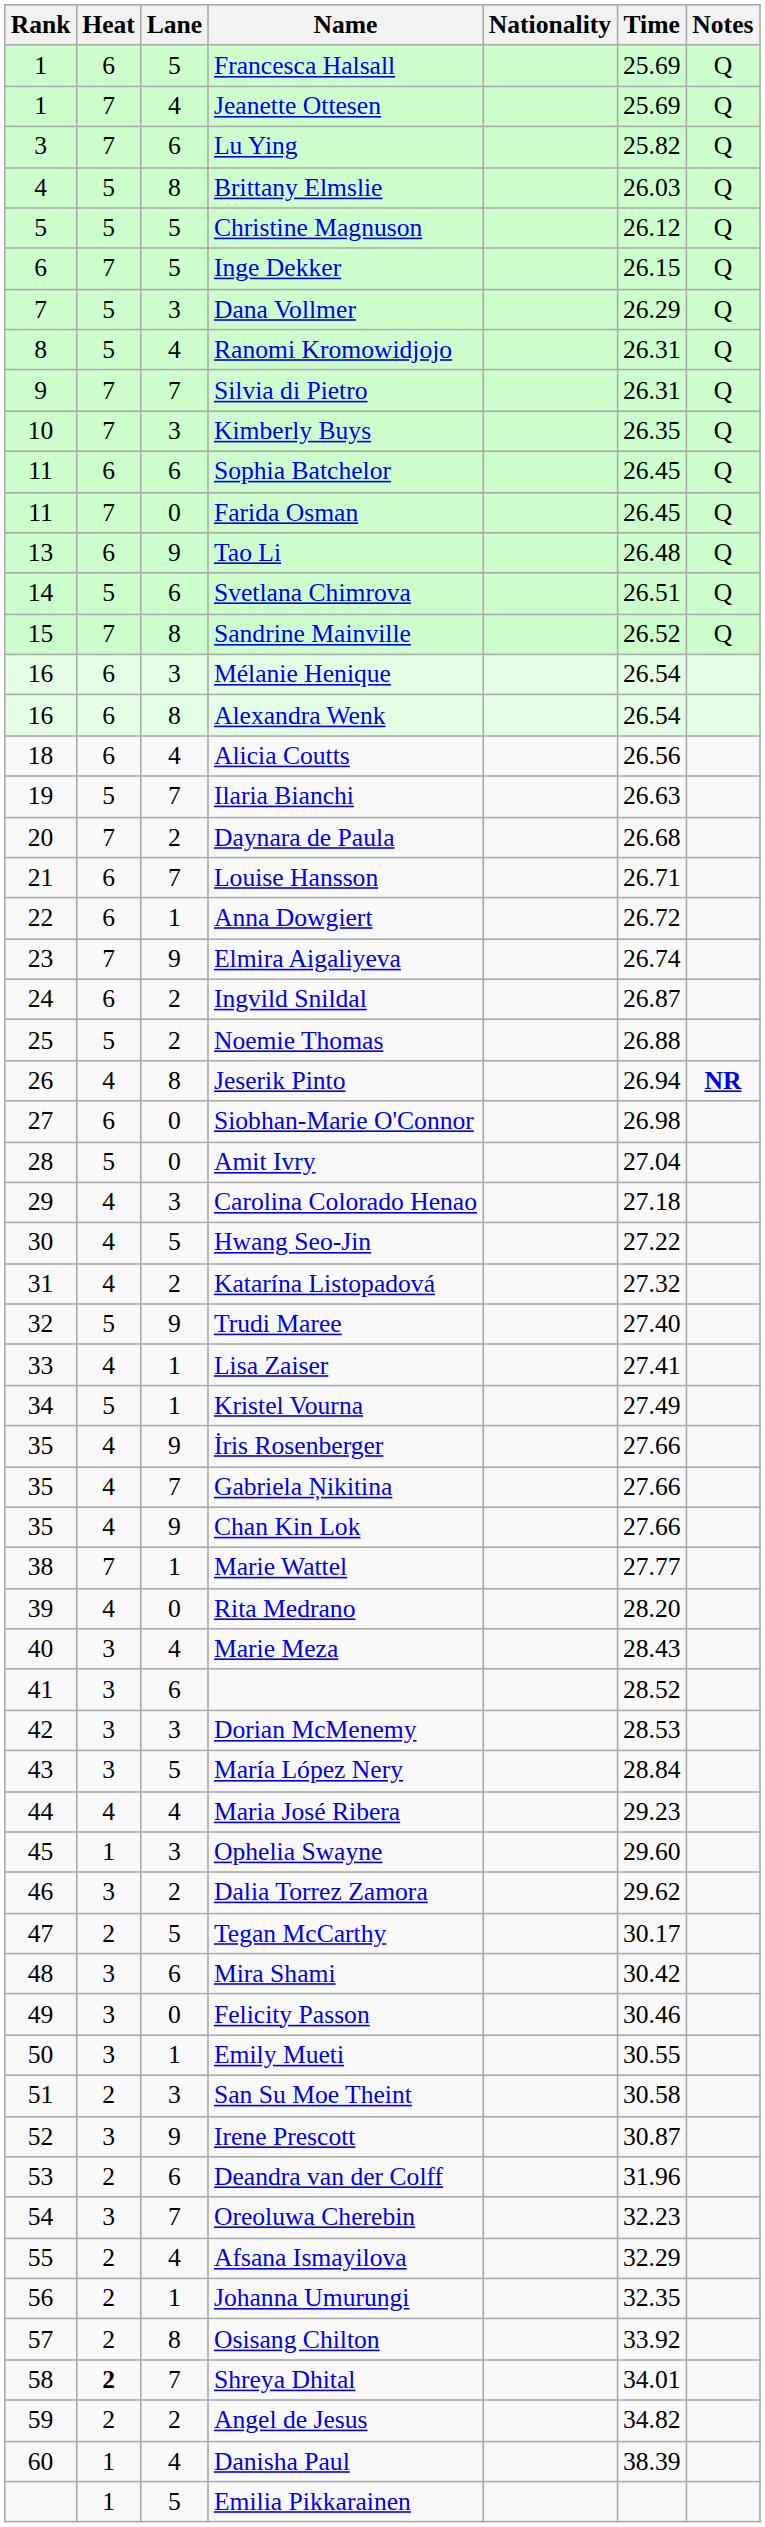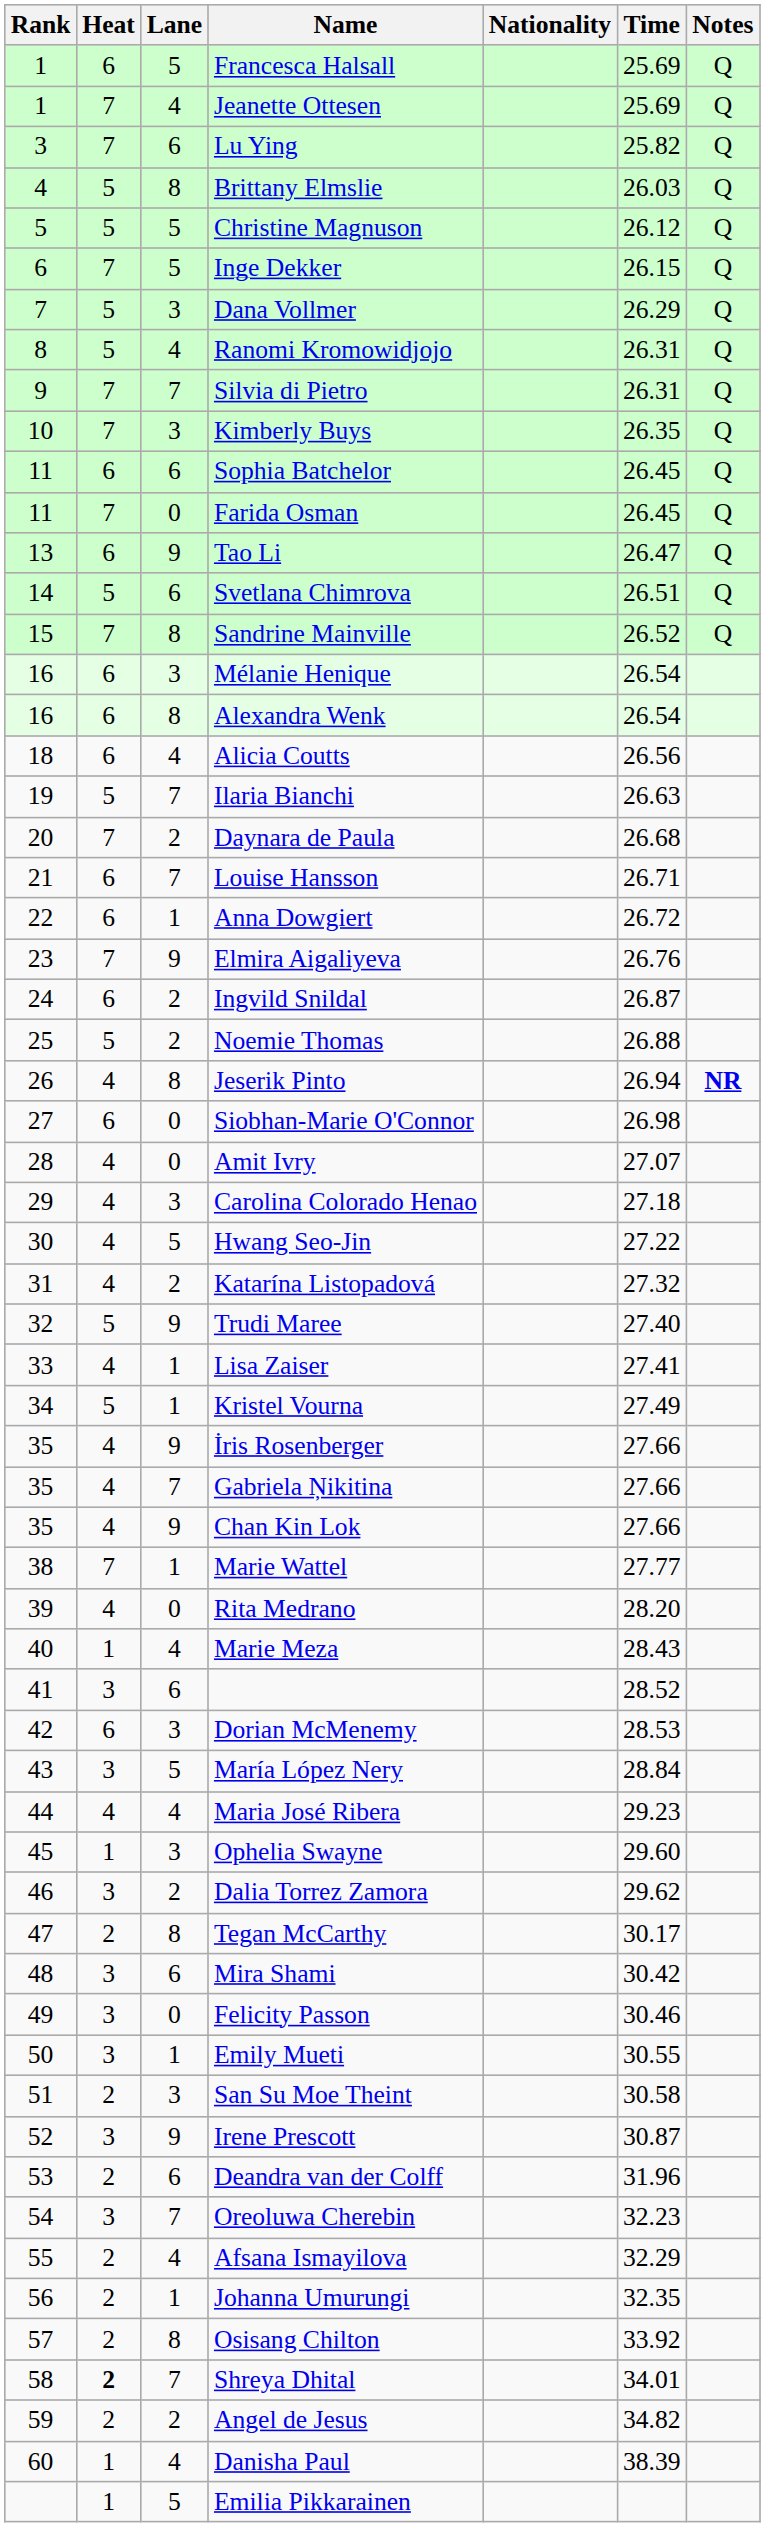(652, 552) 26.48 -> (652, 552) 26.47
(652, 958) 26.74 -> (652, 958) 26.76
(109, 1161) 5 -> (109, 1161) 4
(652, 1161) 27.04 -> (652, 1161) 27.07
(109, 1648) 3 -> (109, 1648) 1
(109, 1730) 3 -> (109, 1730) 6
(174, 1932) 5 -> (174, 1932) 8
